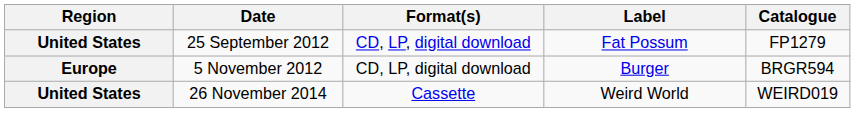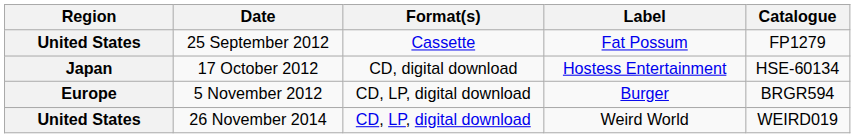(443, 42) CD, LP, digital download -> (443, 42) Cassette
+ row: (258, 68)
(443, 94) Cassette -> (443, 119) CD, LP, digital download
